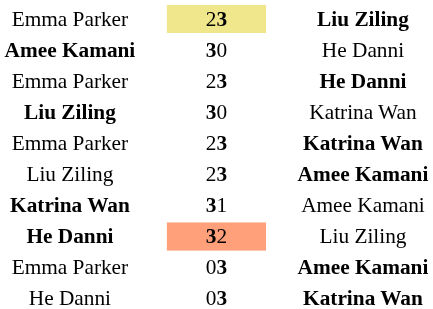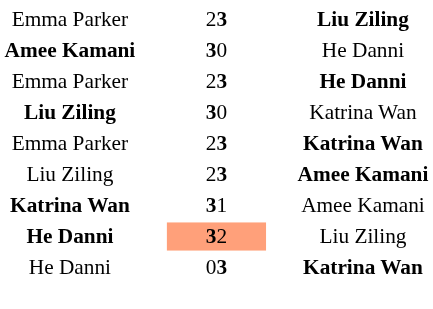(216, 18) khaki background -> (216, 18) no background
- row: (70, 267)
